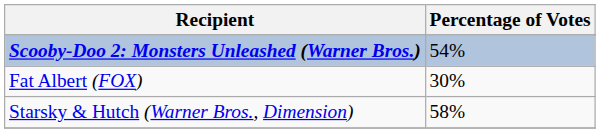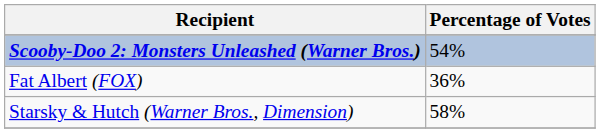(447, 81) 30% -> (447, 81) 36%
